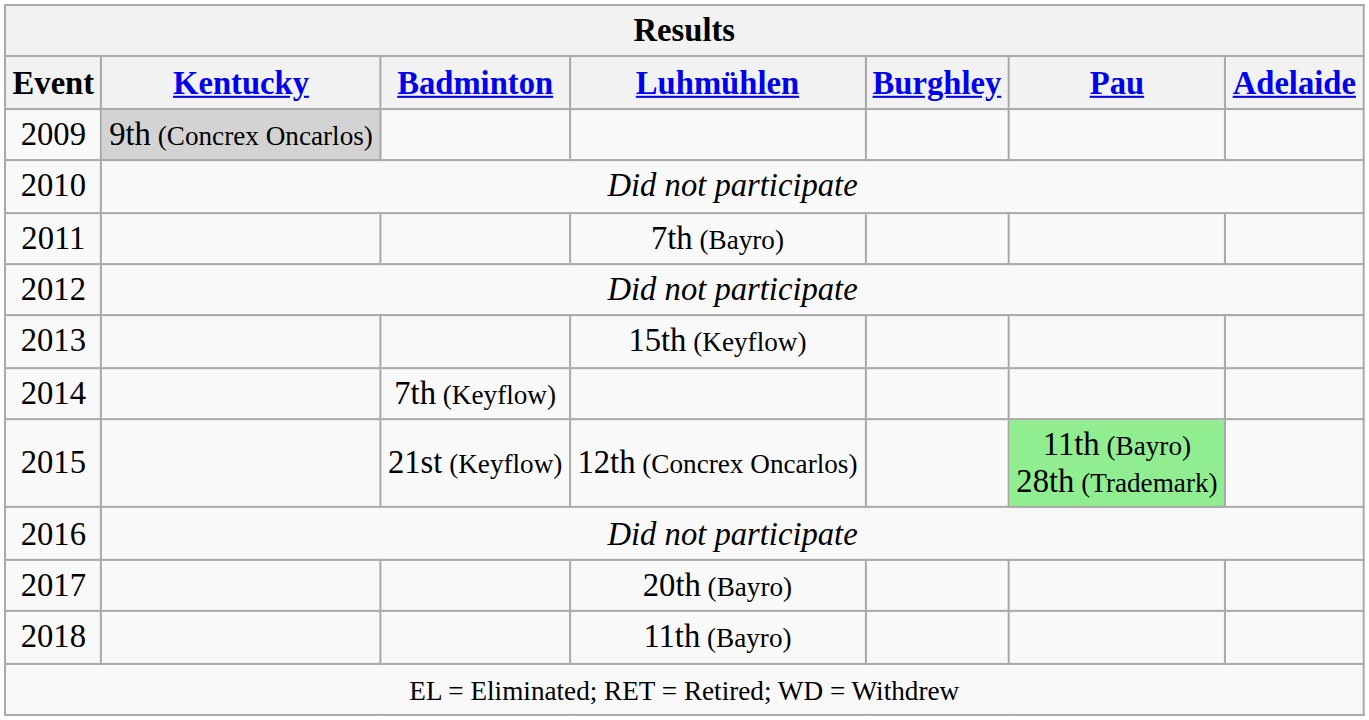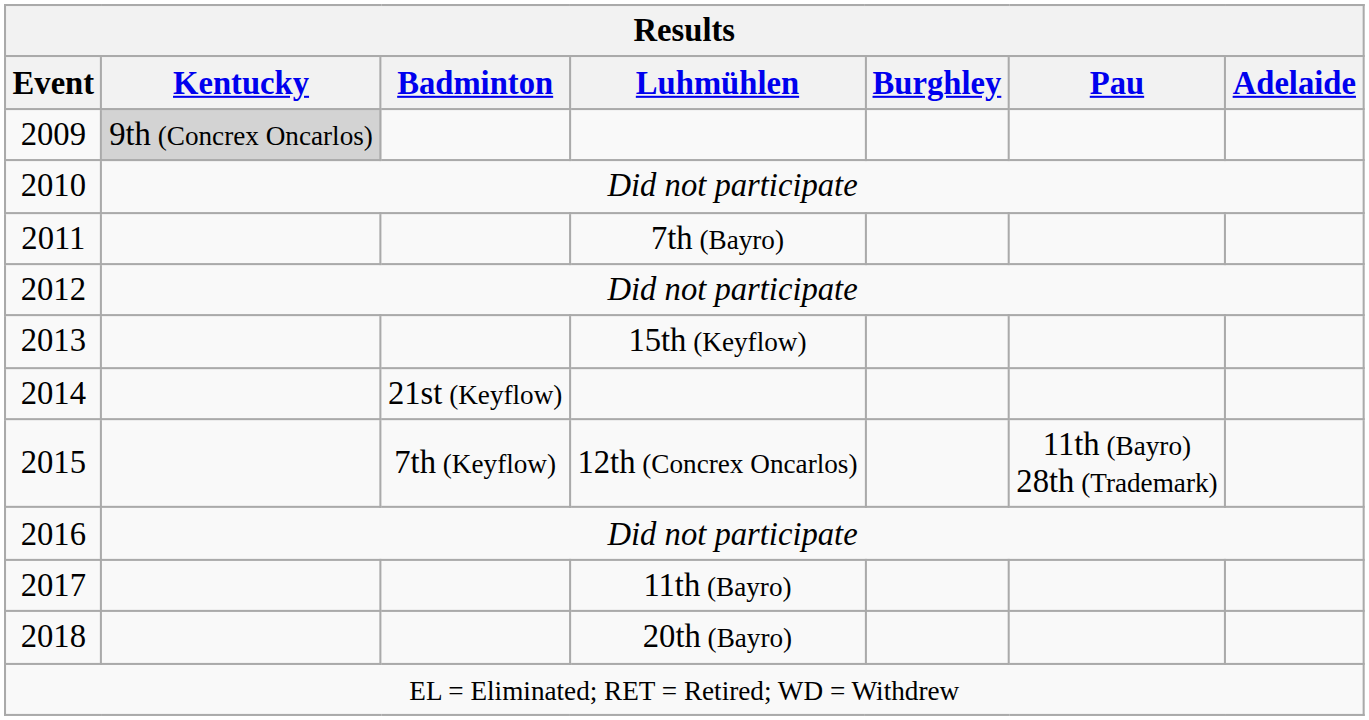(475, 392) 7th (Keyflow) -> (475, 392) 21st (Keyflow)
(475, 462) 21st (Keyflow) -> (475, 462) 7th (Keyflow)
(1117, 462) lightgreen background -> (1117, 462) no background
(717, 584) 20th (Bayro) -> (717, 584) 11th (Bayro)
(717, 636) 11th (Bayro) -> (717, 636) 20th (Bayro)
